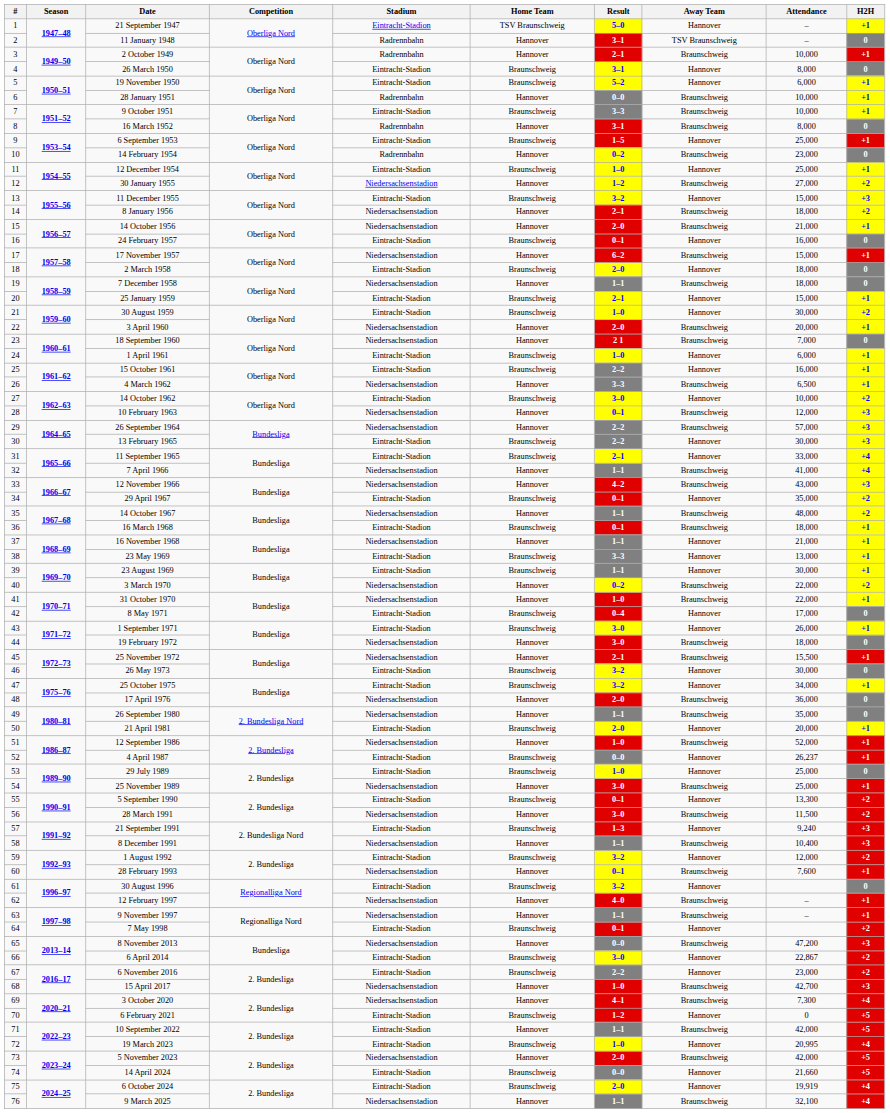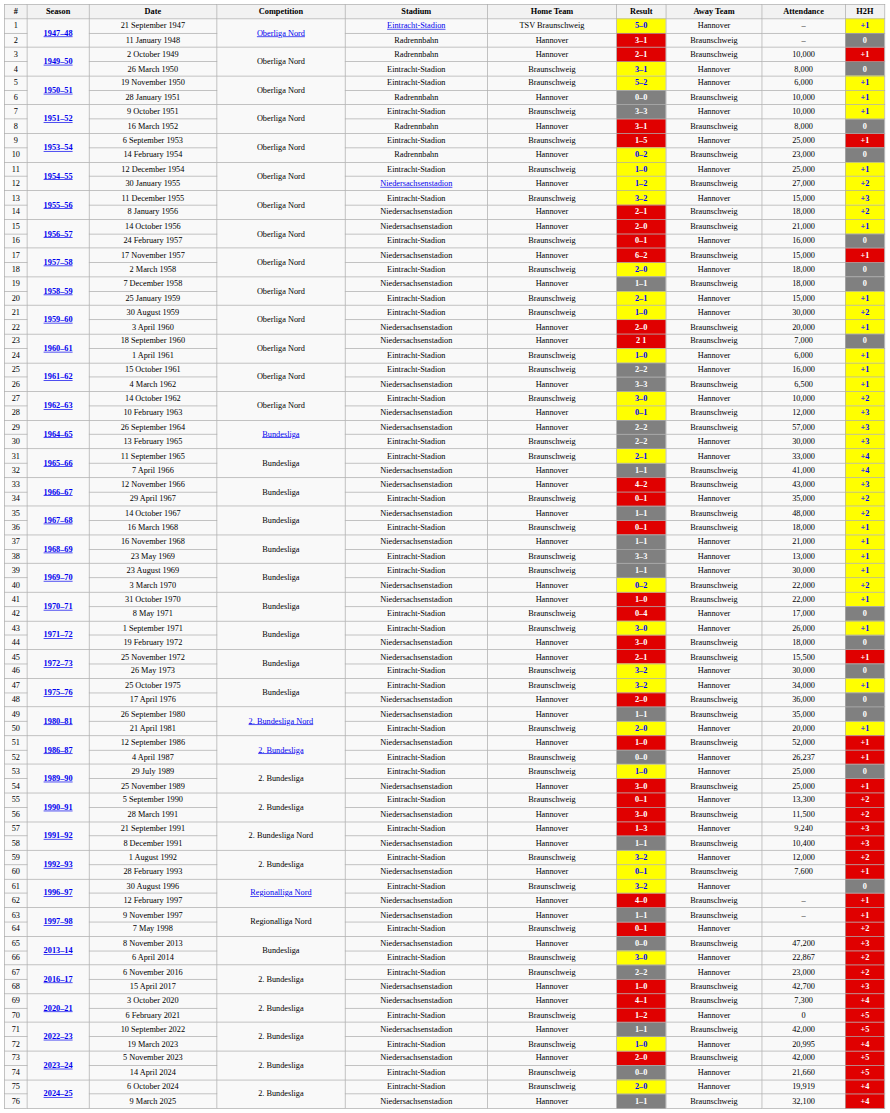(704, 40) TSV Braunschweig -> (714, 40) Braunschweig
(704, 112) Braunschweig -> (714, 112) Hannover
(532, 828) Braunschweig -> (552, 828) Hannover
(401, 1029) Eintracht-Stadion -> (416, 1029) Niedersachsenstadion
